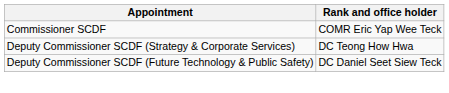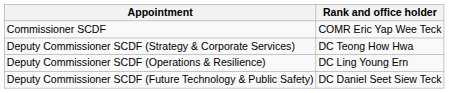+ row: (136, 63)
